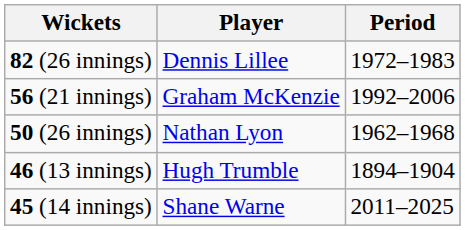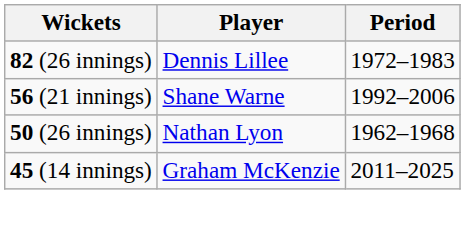(251, 96) Graham McKenzie -> (224, 96) Shane Warne
- row: (81, 170)
(224, 206) Shane Warne -> (251, 170) Graham McKenzie
